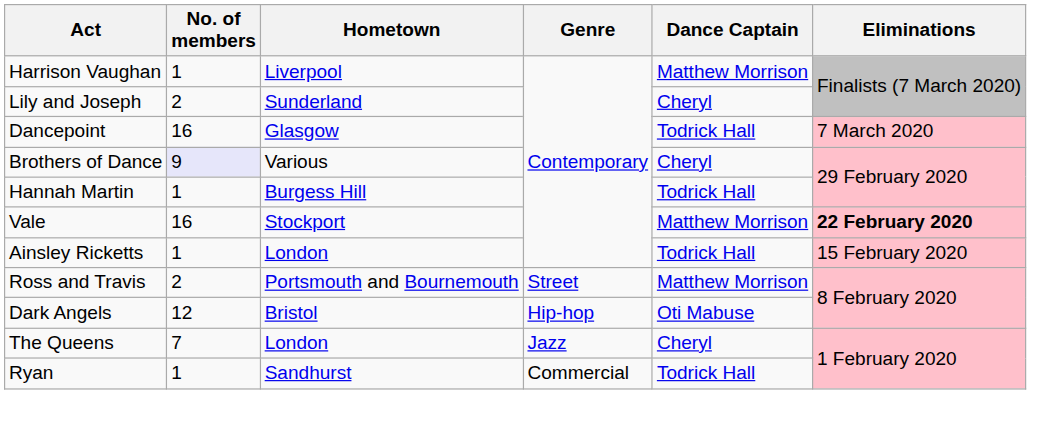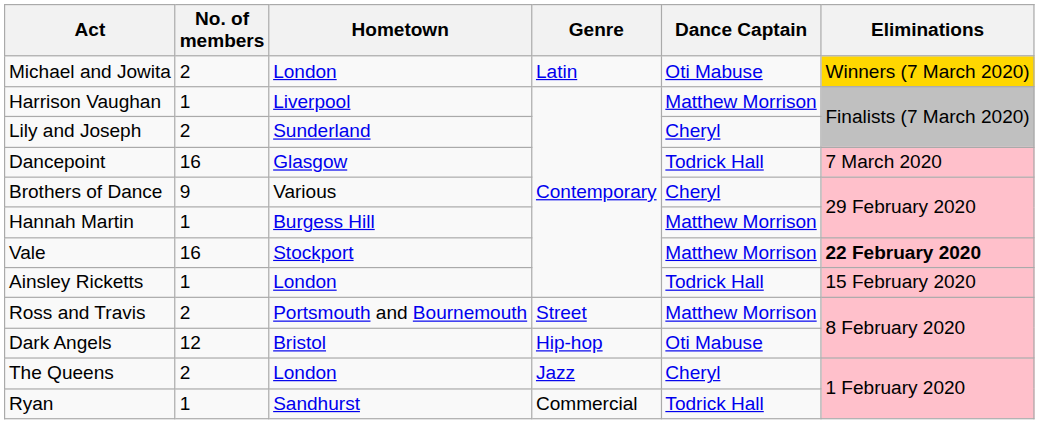+ row: (90, 71)
(177, 161) lavender background -> (185, 191) no background
(706, 191) Todrick Hall -> (741, 222) Matthew Morrison
(177, 342) 7 -> (185, 373) 2
